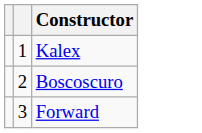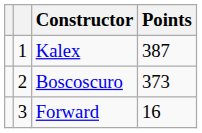+ column: (167, 20)
